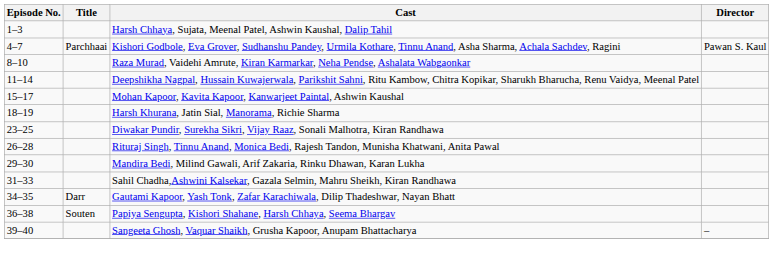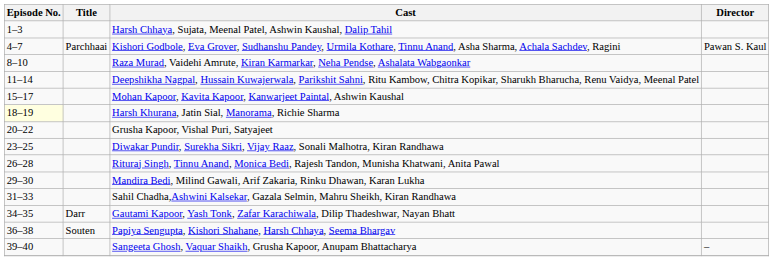(20, 113) no background -> (20, 113) lightyellow background
+ row: (192, 130)
